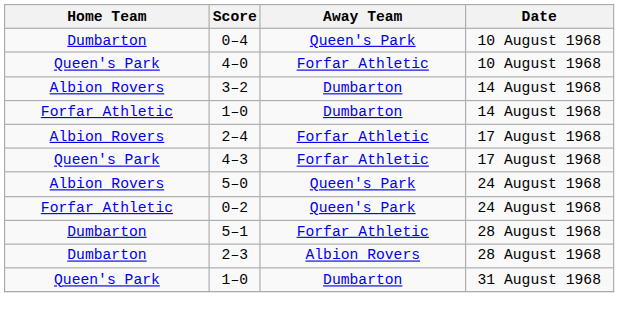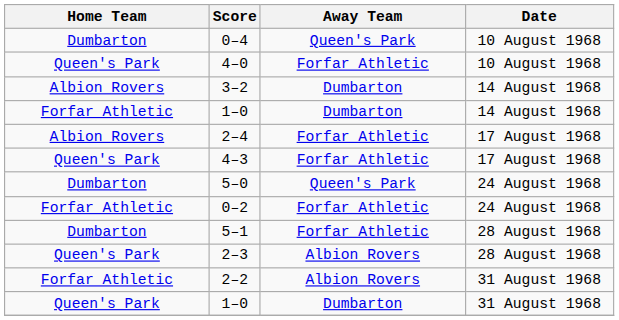(107, 184) Albion Rovers -> (107, 184) Dumbarton
(363, 208) Queen's Park -> (363, 208) Forfar Athletic
(107, 256) Dumbarton -> (107, 256) Queen's Park
+ row: (235, 280)
